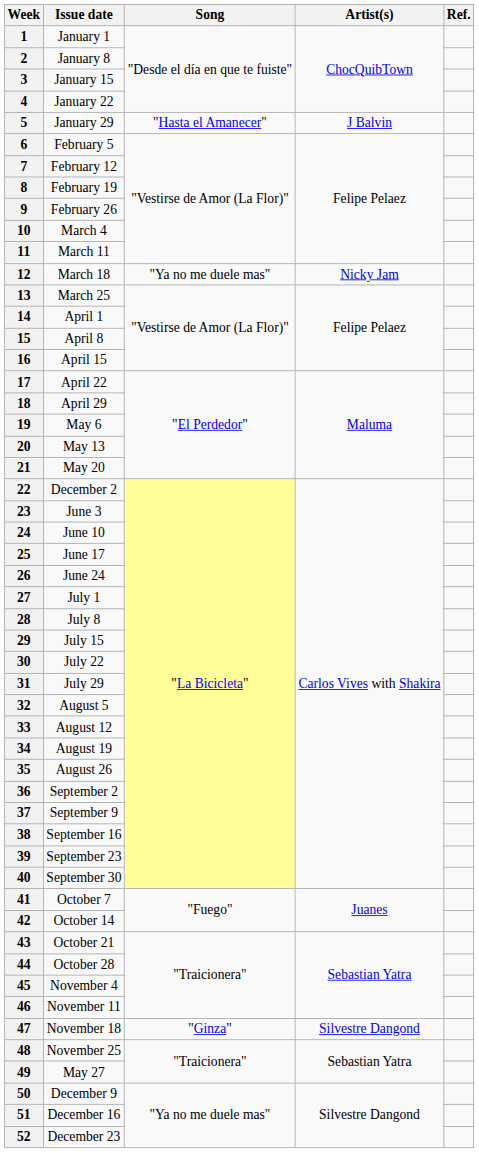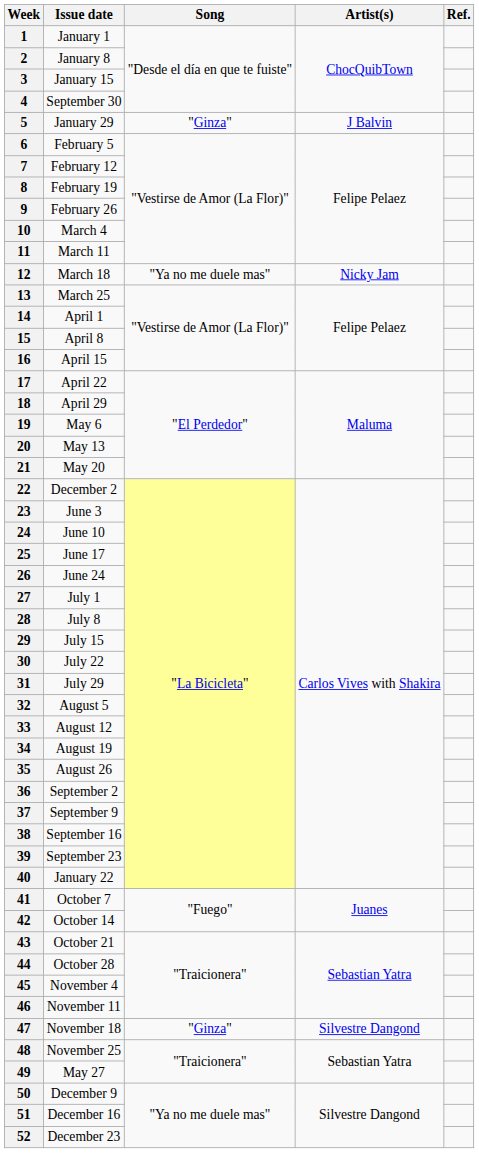(84, 101) January 22 -> (84, 101) September 30
(210, 123) "Hasta el Amanecer" -> (210, 123) "Ginza"
(84, 878) September 30 -> (84, 878) January 22
